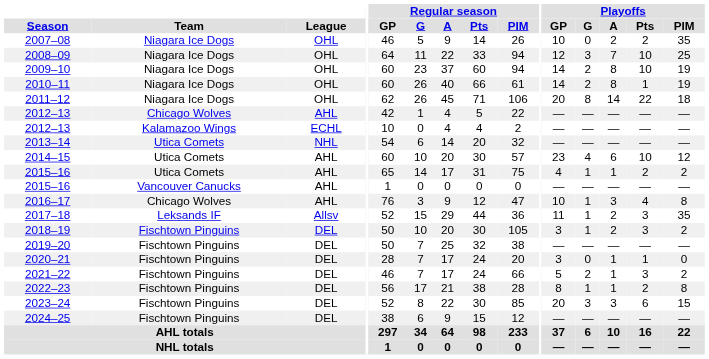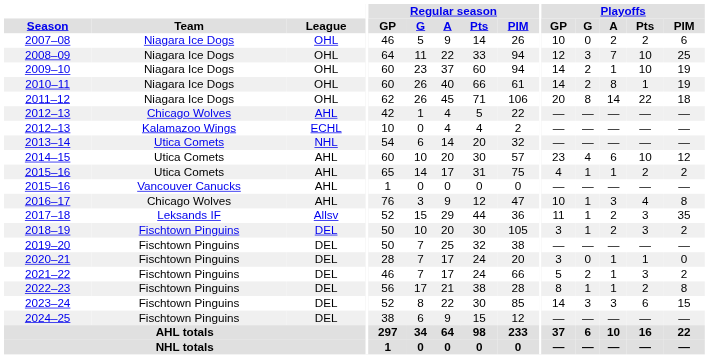(684, 40) 35 -> (684, 40) 6
(613, 69) 8 -> (613, 69) 1
(559, 303) 20 -> (559, 303) 14
